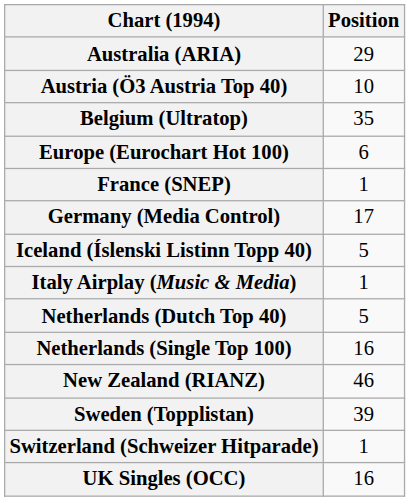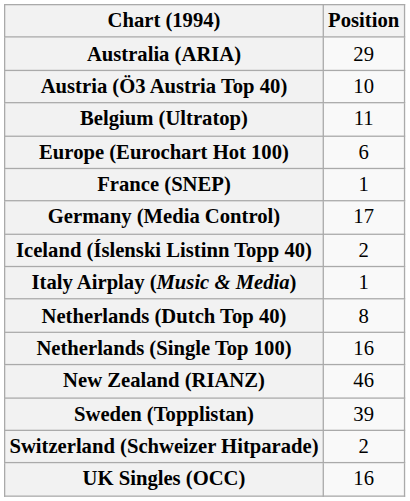(364, 119) 35 -> (364, 119) 11
(364, 250) 5 -> (364, 250) 2
(364, 315) 5 -> (364, 315) 8
(364, 446) 1 -> (364, 446) 2
